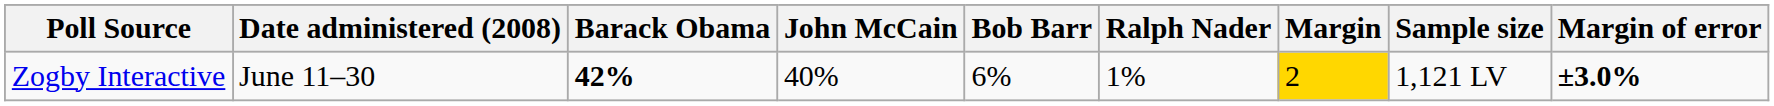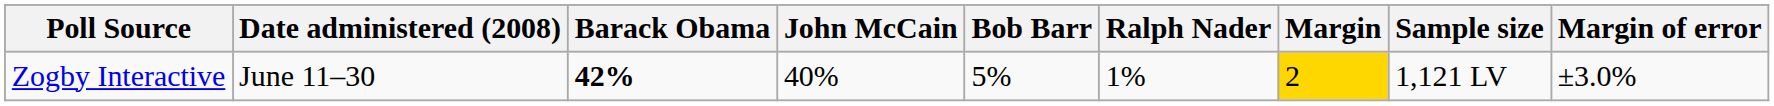(991, 75) 6% -> (991, 75) 5%
(1600, 75) bold -> (1597, 75) normal
